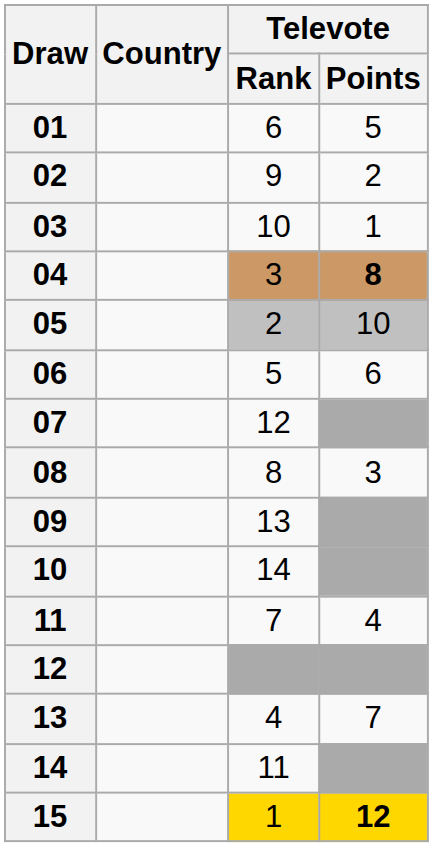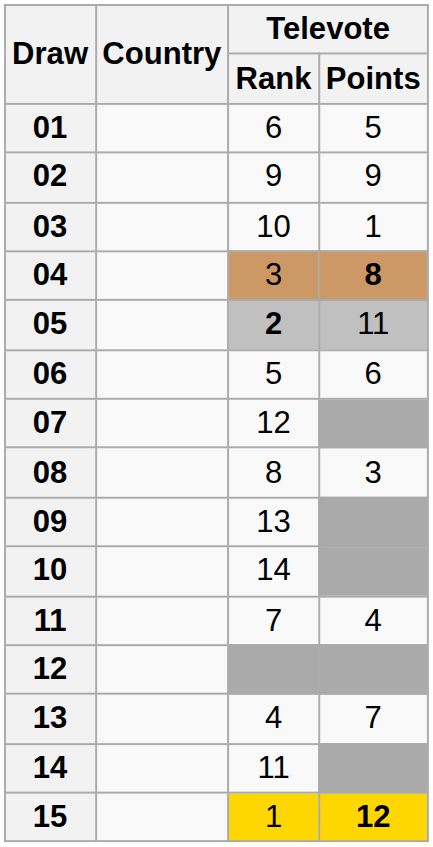(373, 176) 2 -> (373, 176) 9
(274, 324) normal -> (274, 324) bold
(373, 324) 10 -> (373, 324) 11
